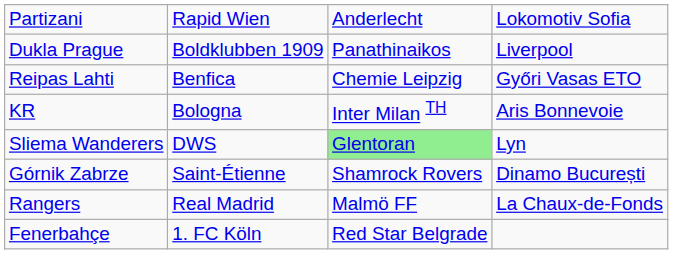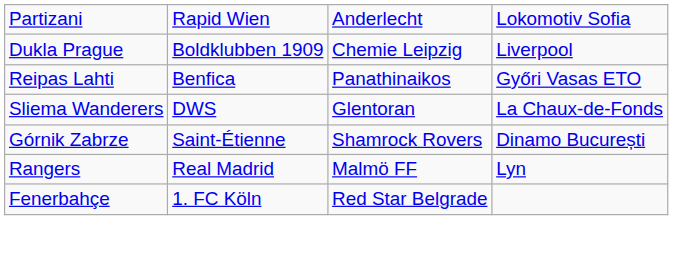(391, 49) Panathinaikos -> (397, 49) Chemie Leipzig
(397, 79) Chemie Leipzig -> (391, 79) Panathinaikos
- row: (22, 111)
(374, 144) lightgreen background -> (374, 109) no background
(511, 144) Lyn -> (580, 109) La Chaux-de-Fonds
(580, 204) La Chaux-de-Fonds -> (511, 169) Lyn
